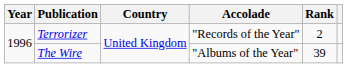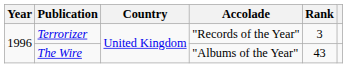(320, 33) 2 -> (320, 33) 3
(320, 53) 39 -> (320, 53) 43
